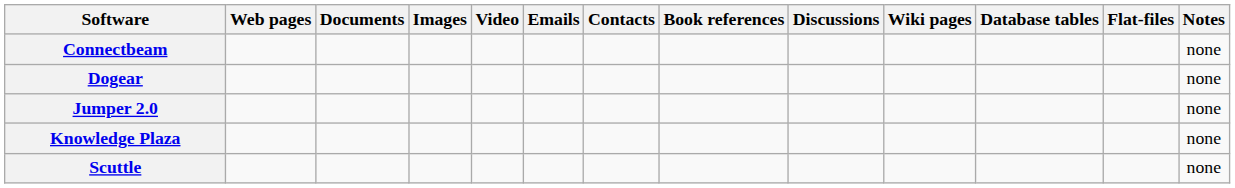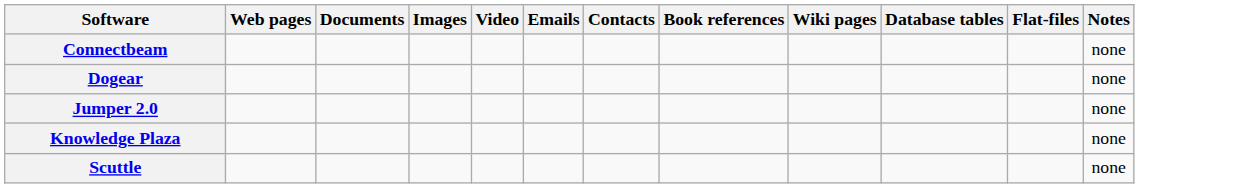- column: (836, 19)
